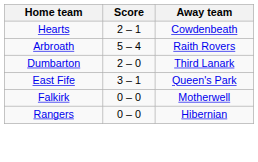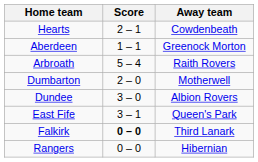+ row: (54, 47)
(204, 64) Third Lanark -> (204, 81) Motherwell
+ row: (54, 98)
(129, 98) normal -> (129, 132) bold
(204, 98) Motherwell -> (204, 132) Third Lanark
